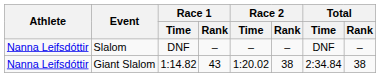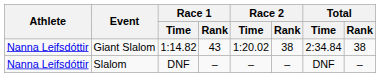rows swapped: (124, 64) <-> (110, 47)
